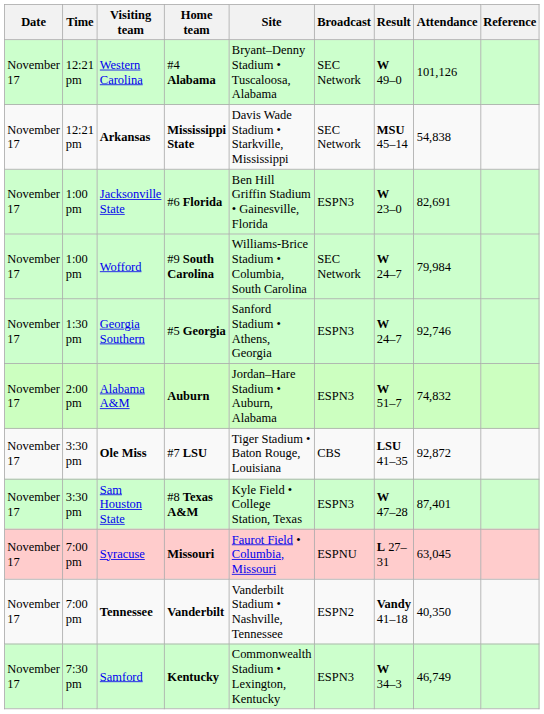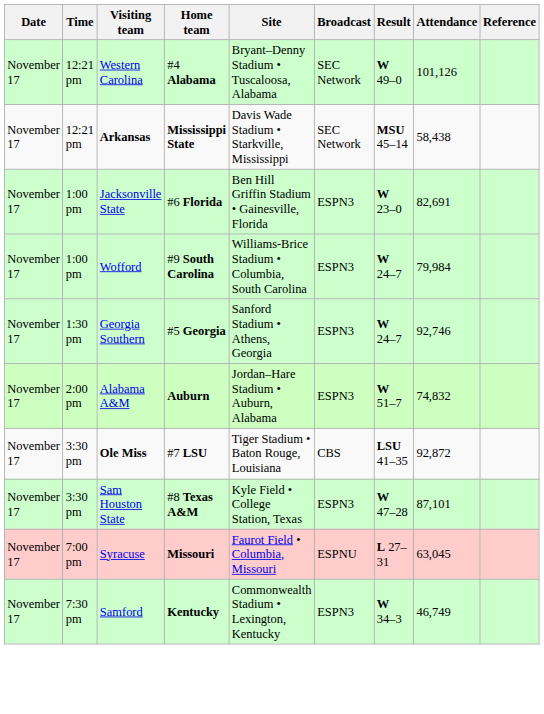(434, 137) 54,838 -> (434, 137) 58,438
(339, 266) SEC Network -> (336, 266) ESPN3
(434, 504) 87,401 -> (434, 504) 87,101
- row: (126, 611)
